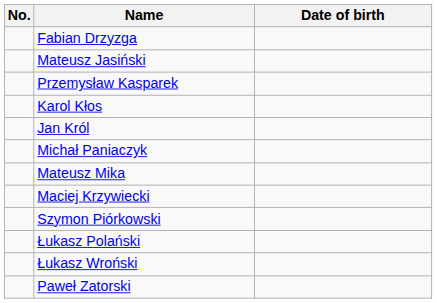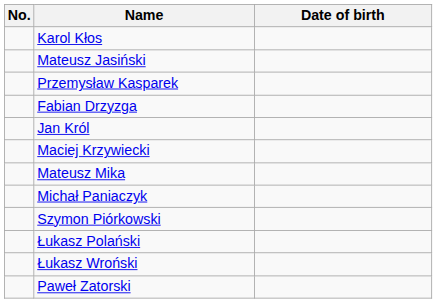rows swapped: (87, 38) <-> (70, 106)
rows swapped: (93, 196) <-> (92, 151)
